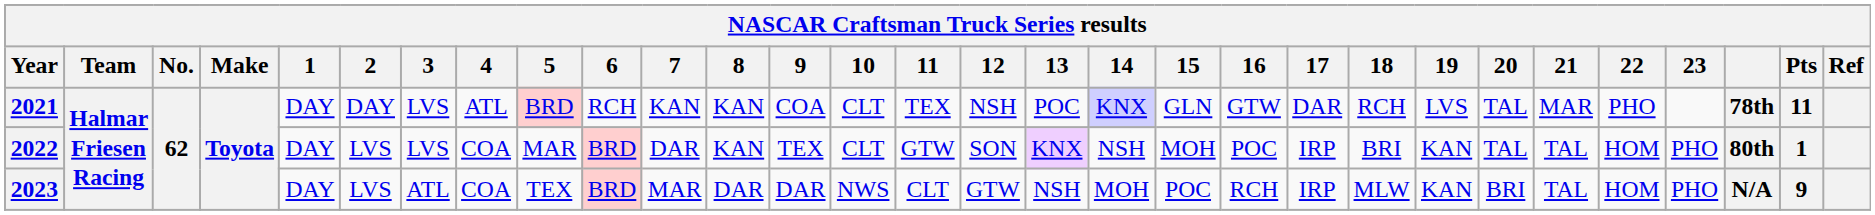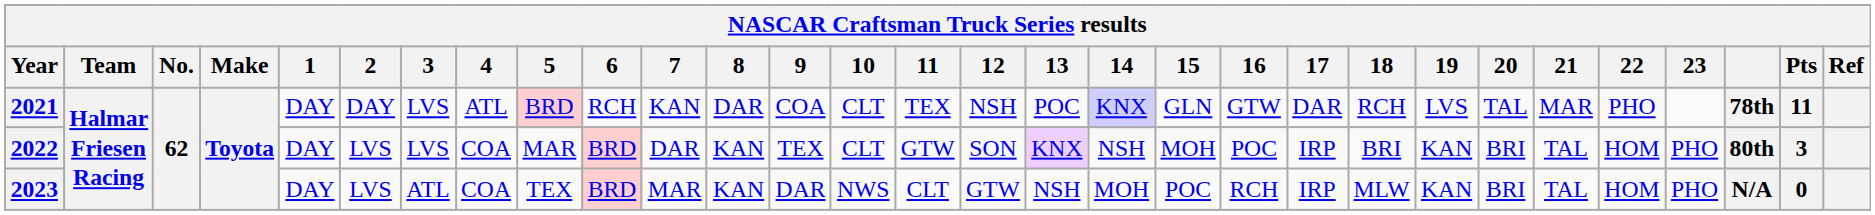(739, 106) KAN -> (739, 106) DAR
(1506, 147) TAL -> (1506, 147) BRI
(1801, 147) 1 -> (1801, 147) 3
(739, 188) DAR -> (739, 188) KAN
(1801, 188) 9 -> (1801, 188) 0
